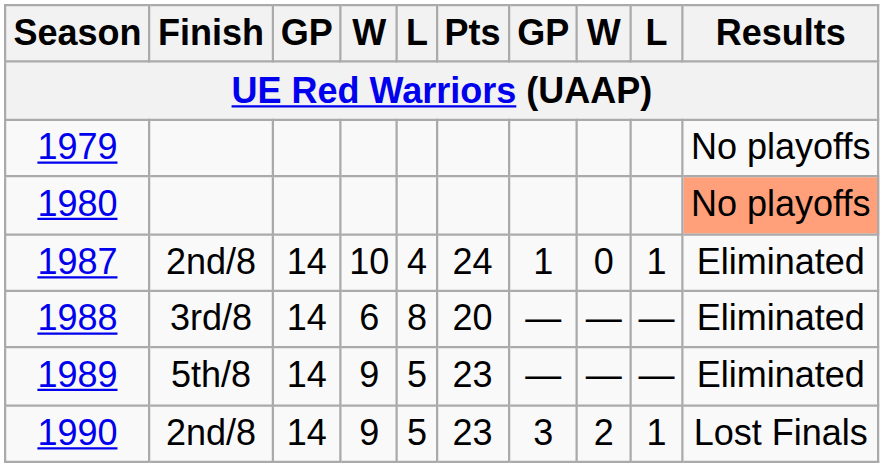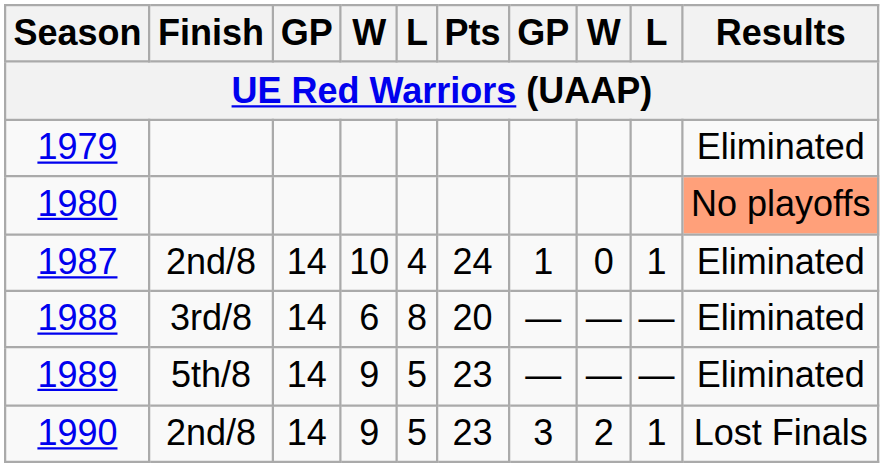(781, 147) No playoffs -> (781, 147) Eliminated
